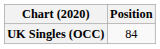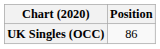(131, 33) 84 -> (131, 33) 86
